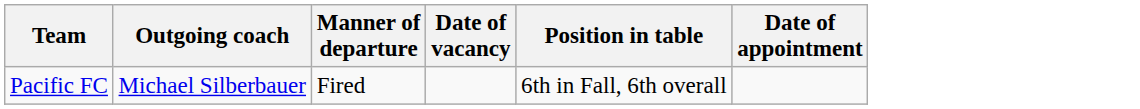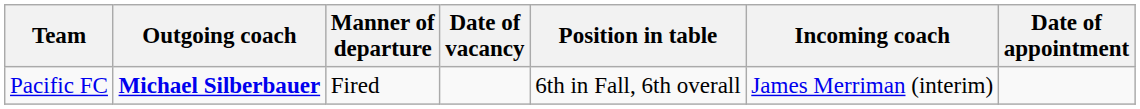+ column: (872, 35)
(212, 85) normal -> (219, 85) bold
